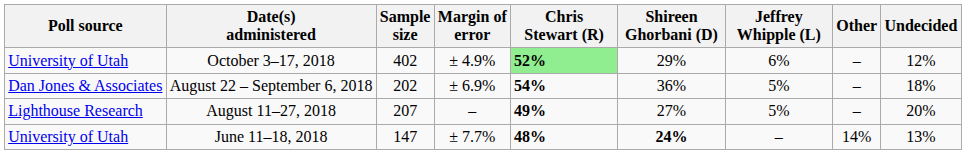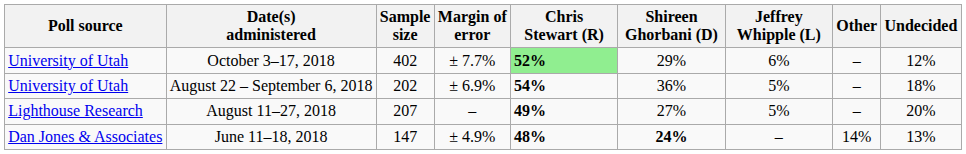(472, 60) ± 4.9% -> (472, 60) ± 7.7%
(85, 85) Dan Jones & Associates -> (68, 85) University of Utah
(68, 136) University of Utah -> (85, 136) Dan Jones & Associates
(472, 136) ± 7.7% -> (472, 136) ± 4.9%
